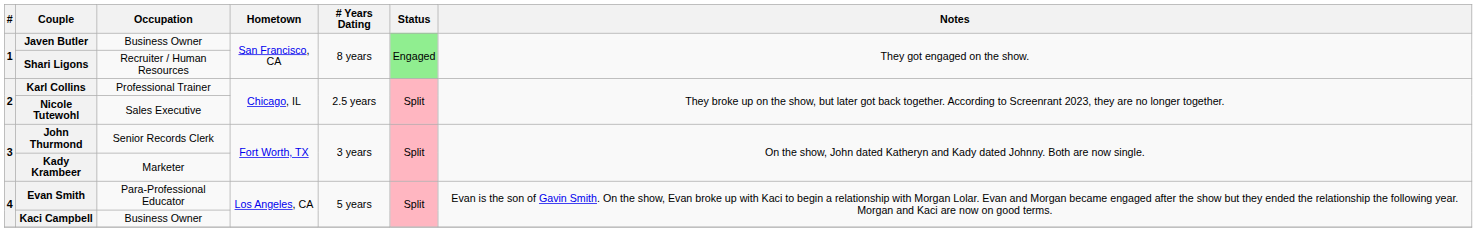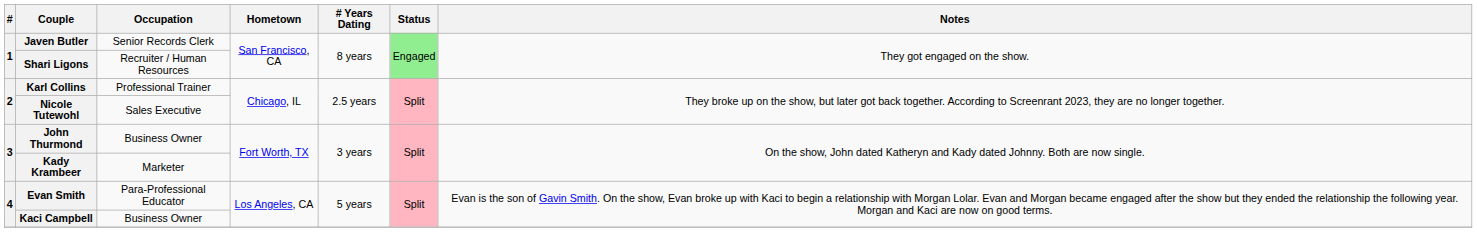(163, 42) Business Owner -> (163, 42) Senior Records Clerk
(163, 139) Senior Records Clerk -> (163, 139) Business Owner
